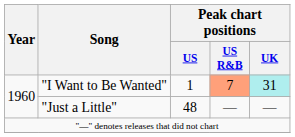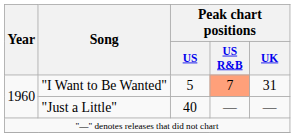(190, 85) 1 -> (190, 85) 5
(270, 85) paleturquoise background -> (270, 85) no background
(190, 107) 48 -> (190, 107) 40
